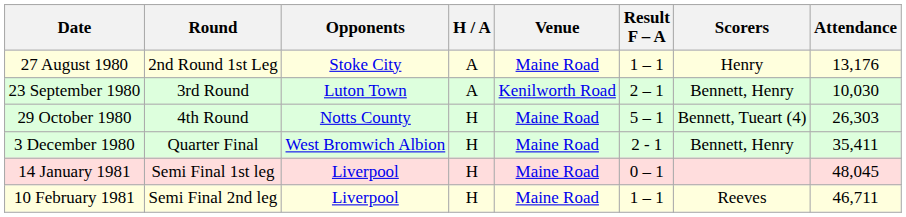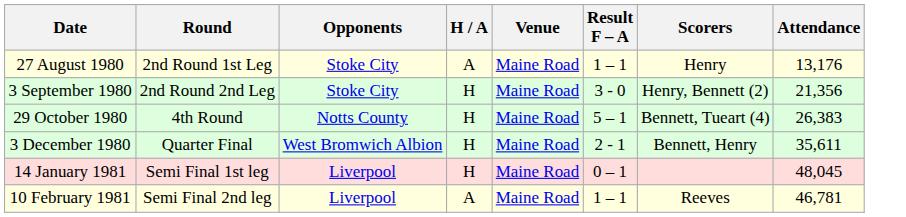+ row: (70, 90)
- row: (74, 90)
(856, 117) 26,303 -> (819, 117) 26,383
(856, 144) 35,411 -> (819, 144) 35,611
(472, 198) H -> (469, 198) A
(856, 198) 46,711 -> (819, 198) 46,781
